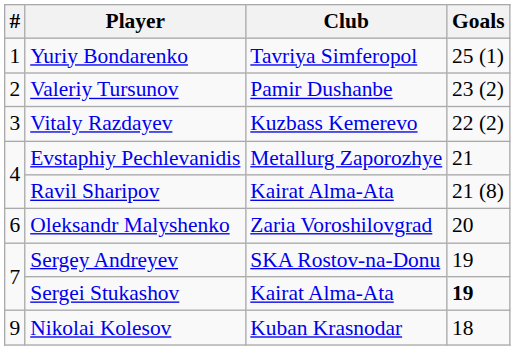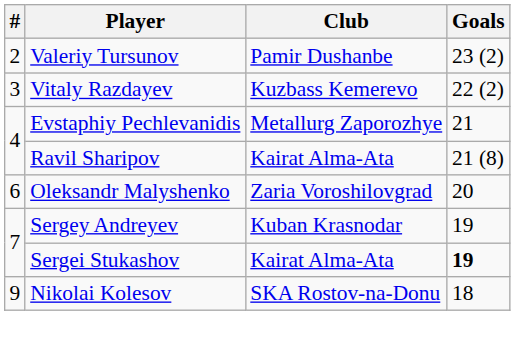- row: (109, 55)
(345, 259) SKA Rostov-na-Donu -> (326, 225) Kuban Krasnodar
(326, 327) Kuban Krasnodar -> (345, 293) SKA Rostov-na-Donu
